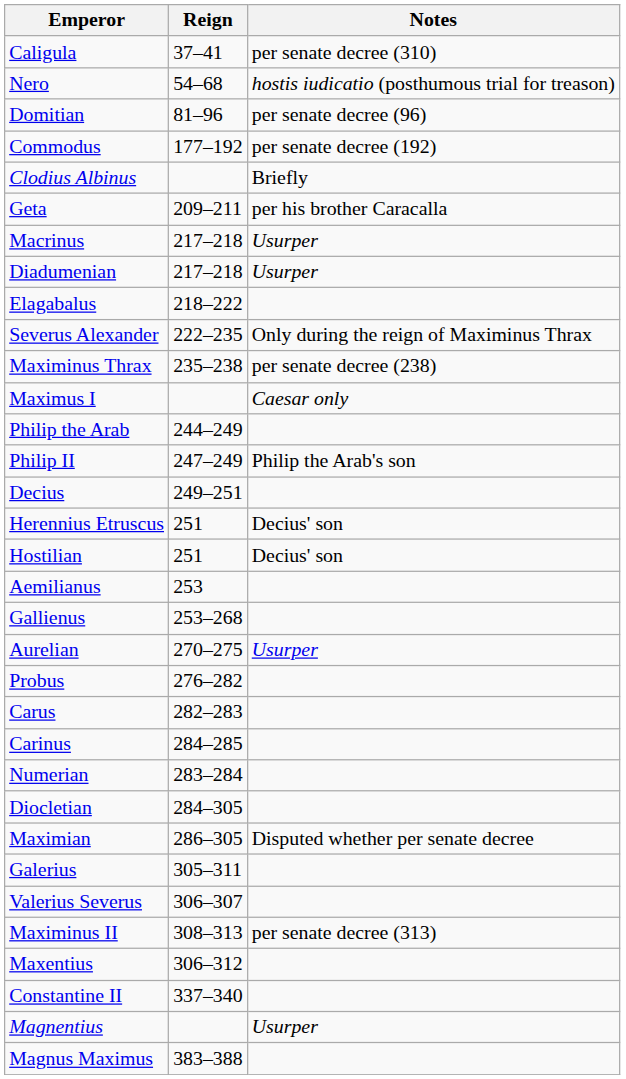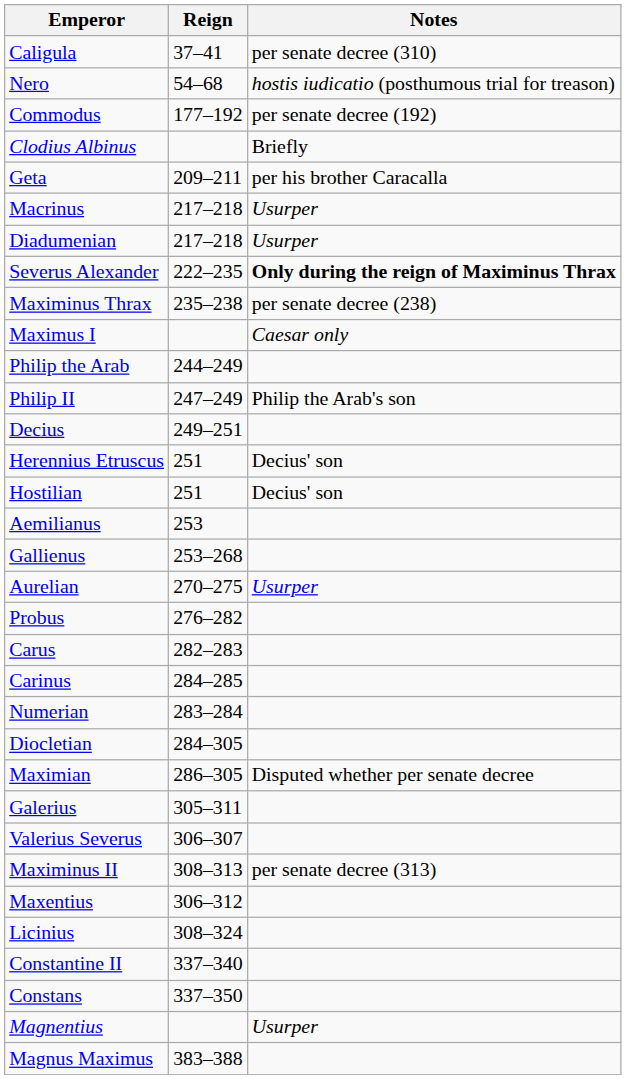- row: (47, 114)
- row: (53, 303)
(422, 334) normal -> (434, 271) bold
+ row: (42, 932)
+ row: (46, 995)
